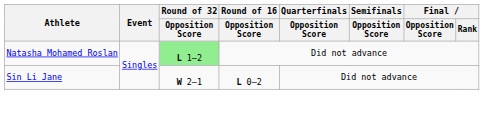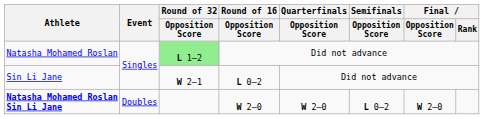+ row: (62, 101)
